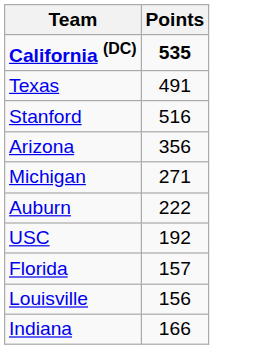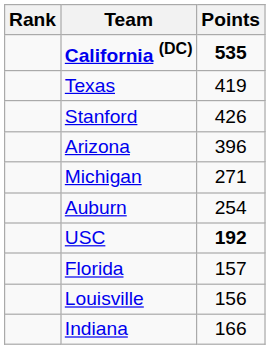+ column: (33, 19)
(175, 85) 491 -> (231, 85) 419
(175, 116) 516 -> (231, 116) 426
(175, 146) 356 -> (231, 146) 396
(175, 207) 222 -> (231, 207) 254
(175, 238) normal -> (231, 238) bold
